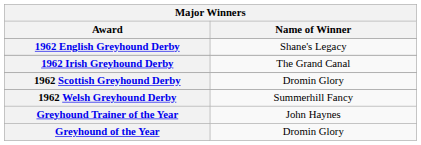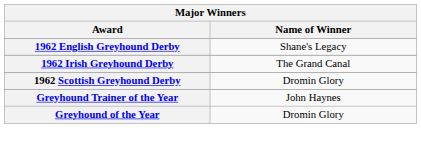- row: (107, 98)
